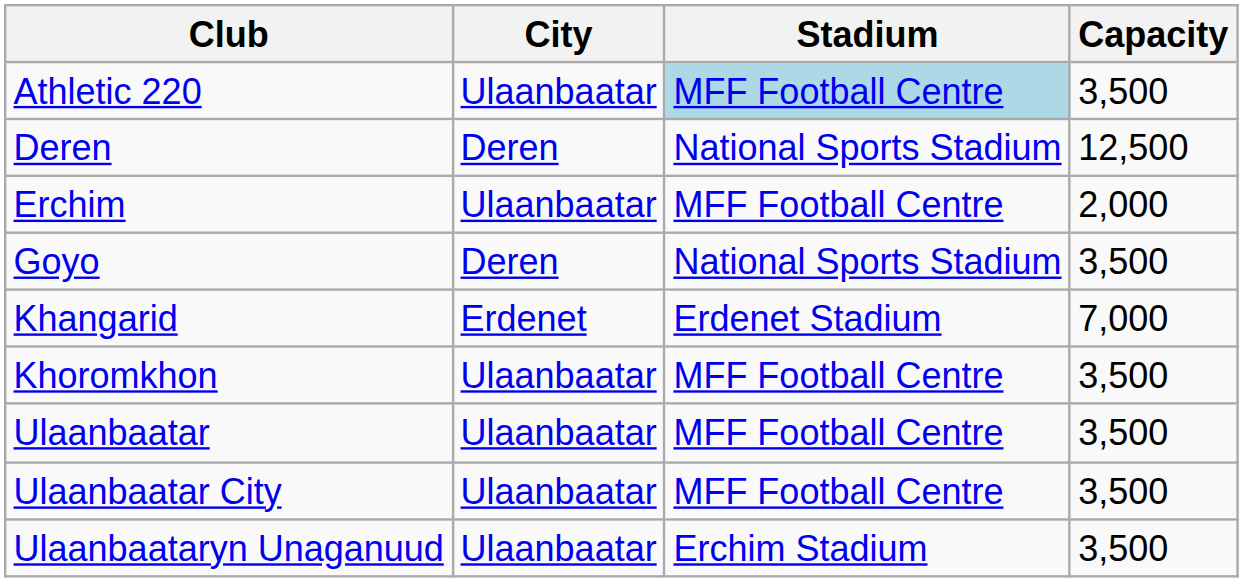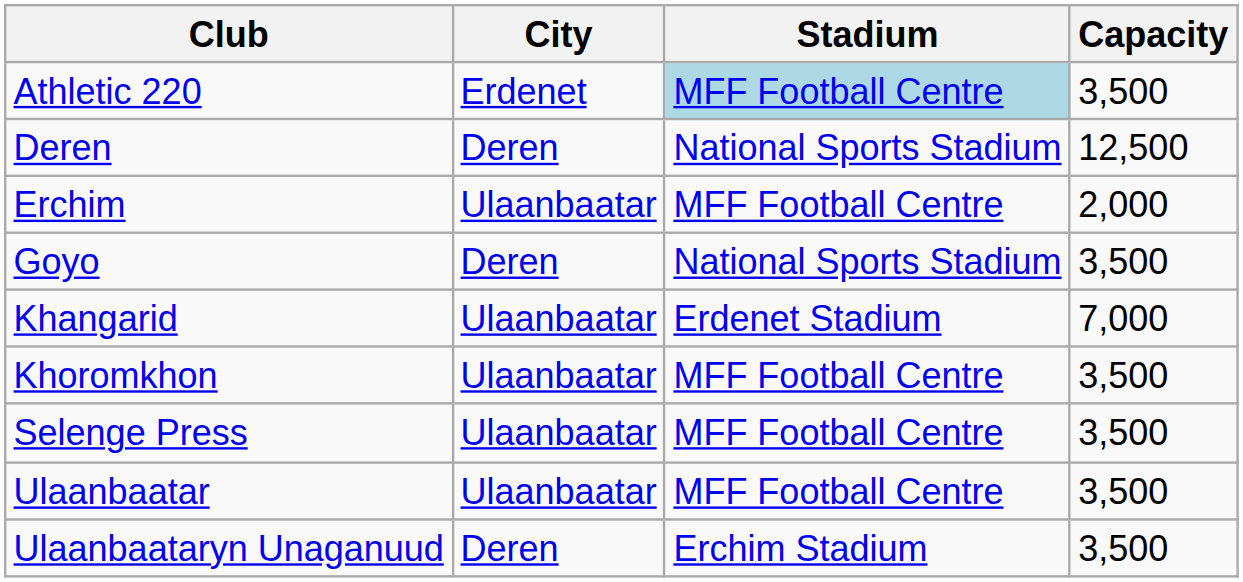(559, 91) Ulaanbaatar -> (524, 91) Erdenet
(524, 319) Erdenet -> (559, 319) Ulaanbaatar
+ row: (131, 433)
- row: (148, 490)
(559, 547) Ulaanbaatar -> (510, 547) Deren
